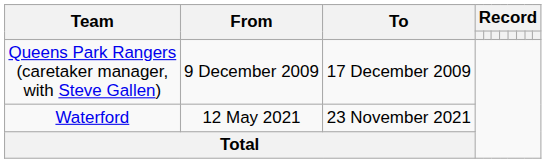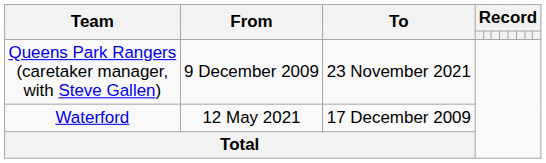(399, 71) 17 December 2009 -> (399, 71) 23 November 2021
(399, 117) 23 November 2021 -> (399, 117) 17 December 2009
